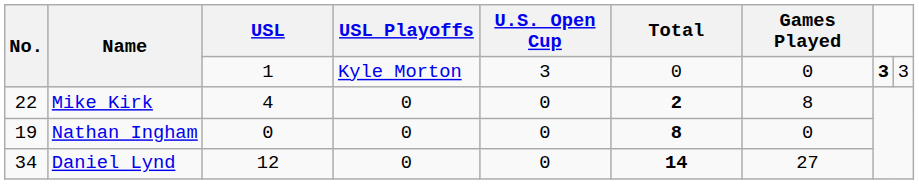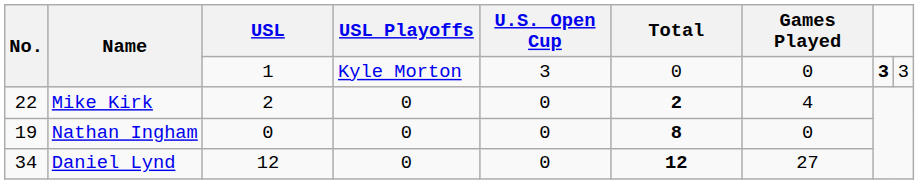(268, 103) 4 -> (268, 103) 2
(808, 103) 8 -> (808, 103) 4
(676, 164) 14 -> (676, 164) 12
